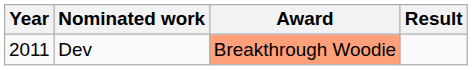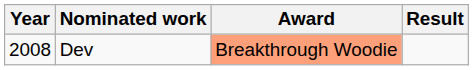(29, 49) 2011 -> (30, 49) 2008
